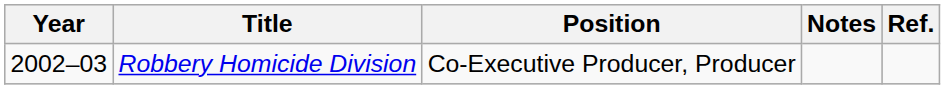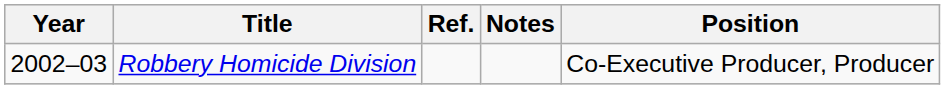columns swapped: (612, 24) <-> (911, 24)
